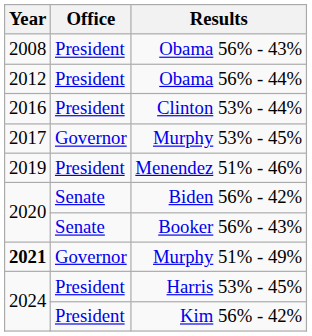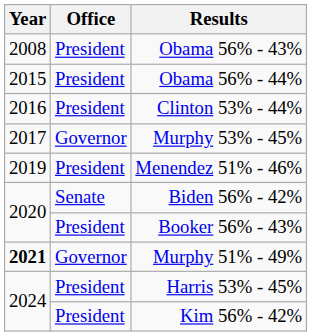(28, 78) 2012 -> (28, 78) 2015
(80, 227) Senate -> (90, 227) President
